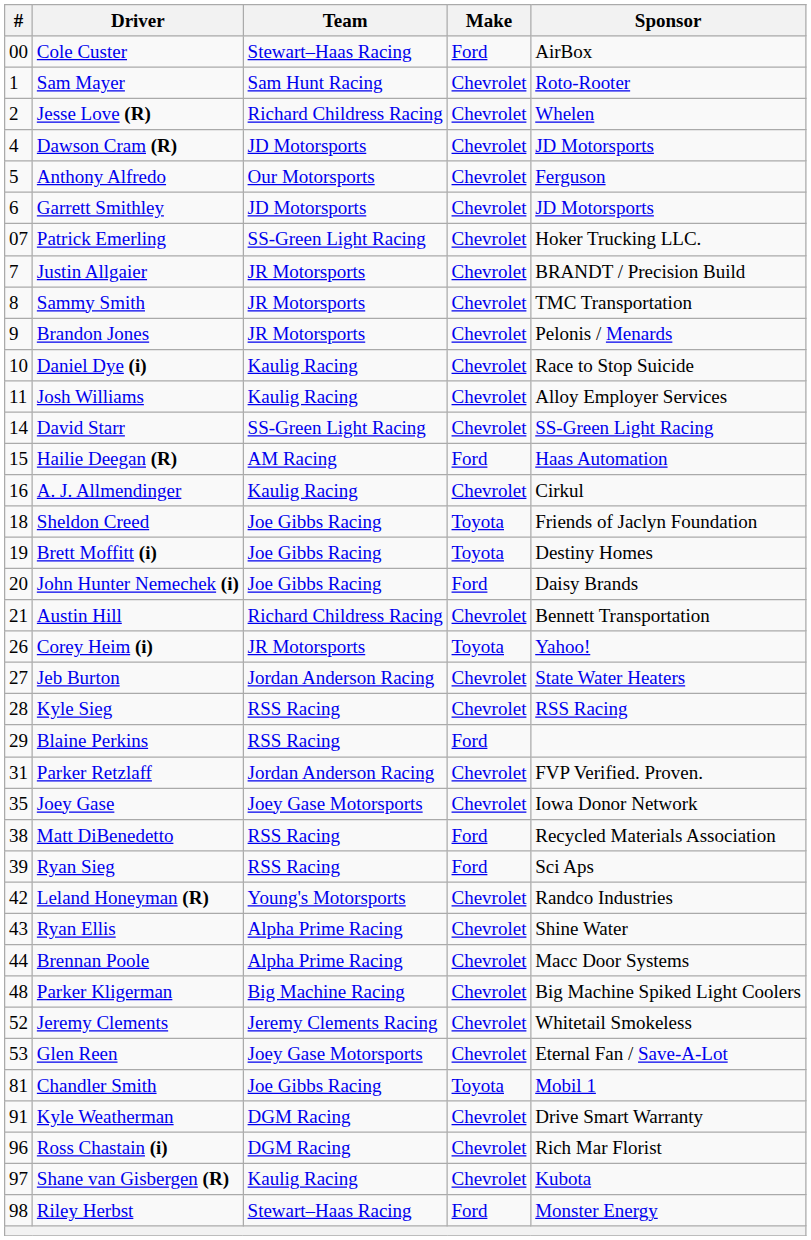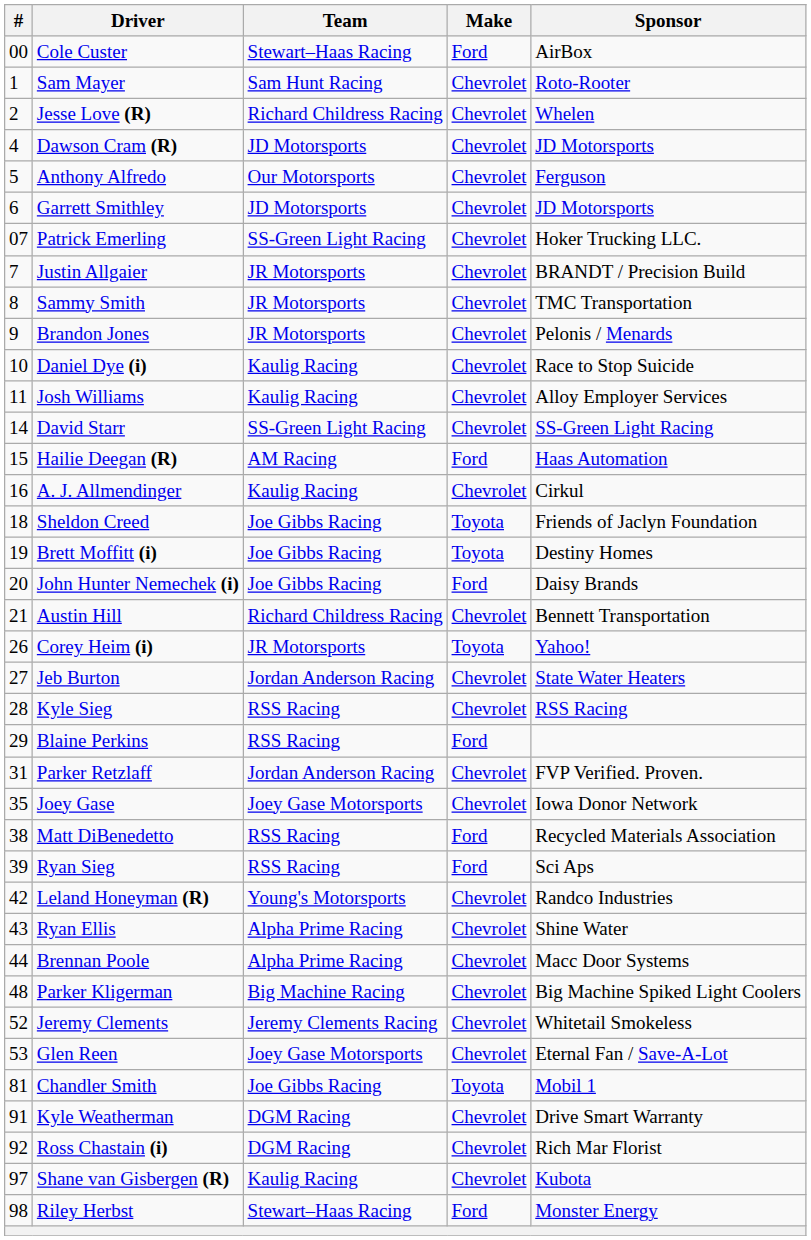(19, 1148) 96 -> (19, 1148) 92
